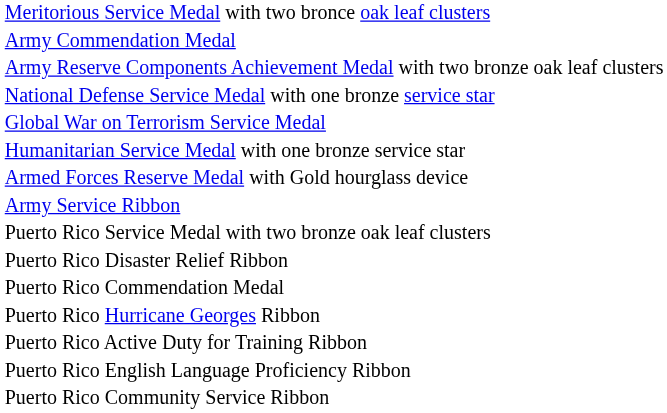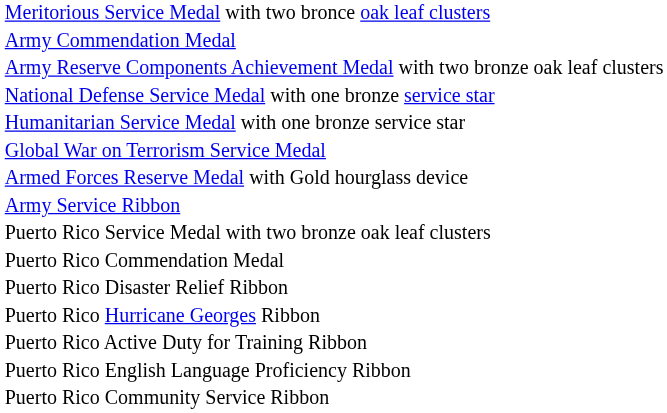rows swapped: (165, 122) <-> (235, 150)
rows swapped: (144, 287) <-> (146, 260)
